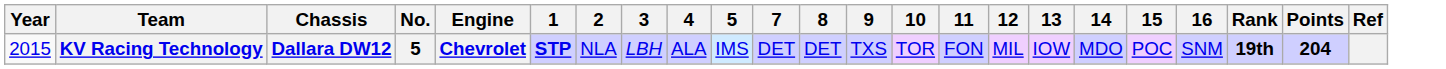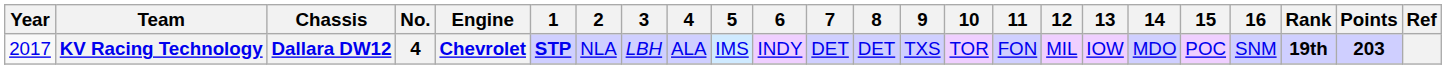+ column: (780, 19)
(30, 49) 2015 -> (30, 49) 2017
(415, 49) 5 -> (415, 49) 4
(1315, 49) 204 -> (1369, 49) 203
